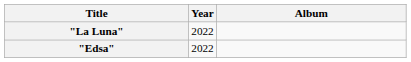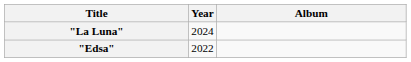(202, 31) 2022 -> (202, 31) 2024
